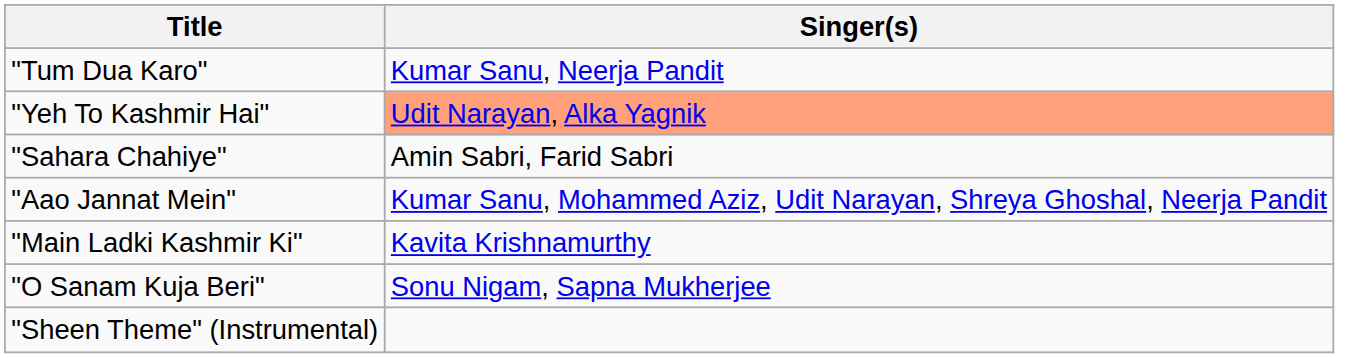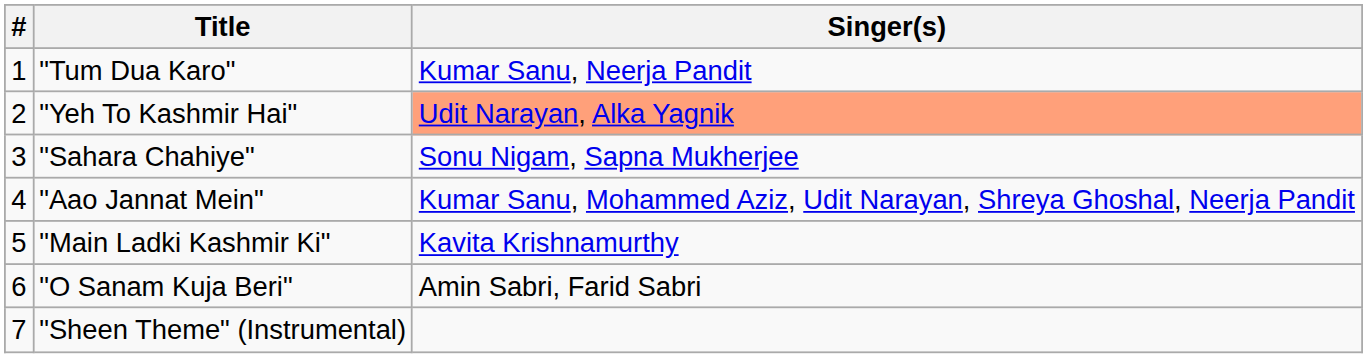+ column: (19, 27)
(532, 157) Amin Sabri, Farid Sabri -> (609, 157) Sonu Nigam, Sapna Mukherjee
(581, 287) Sonu Nigam, Sapna Mukherjee -> (560, 287) Amin Sabri, Farid Sabri
